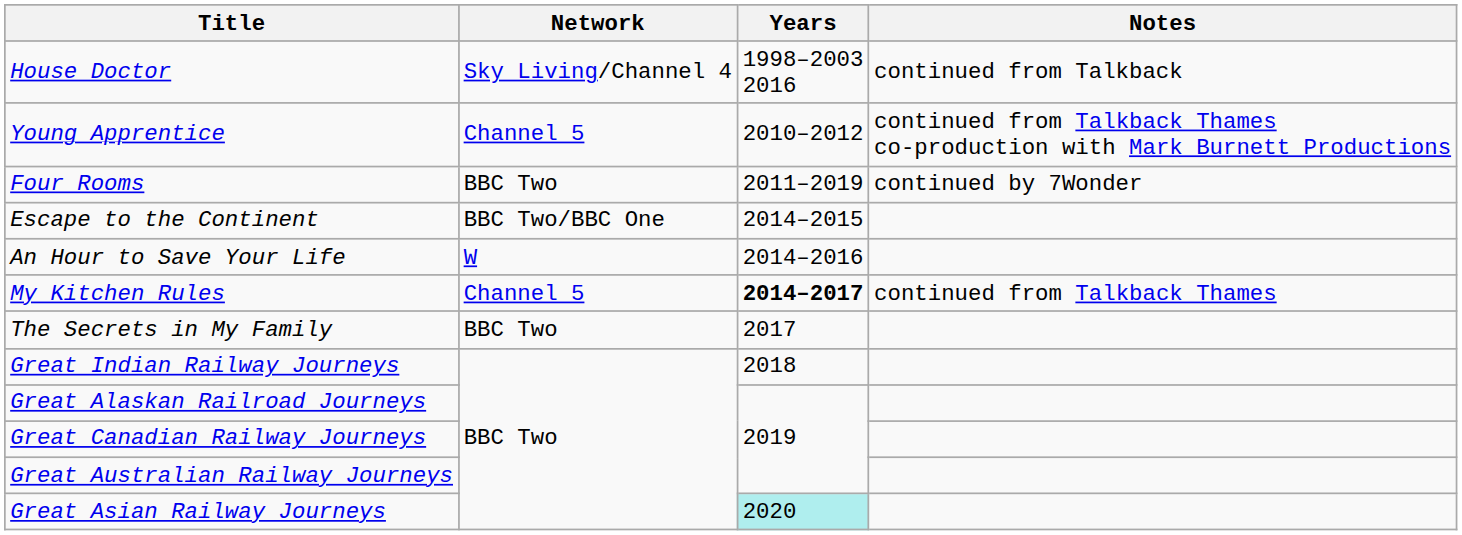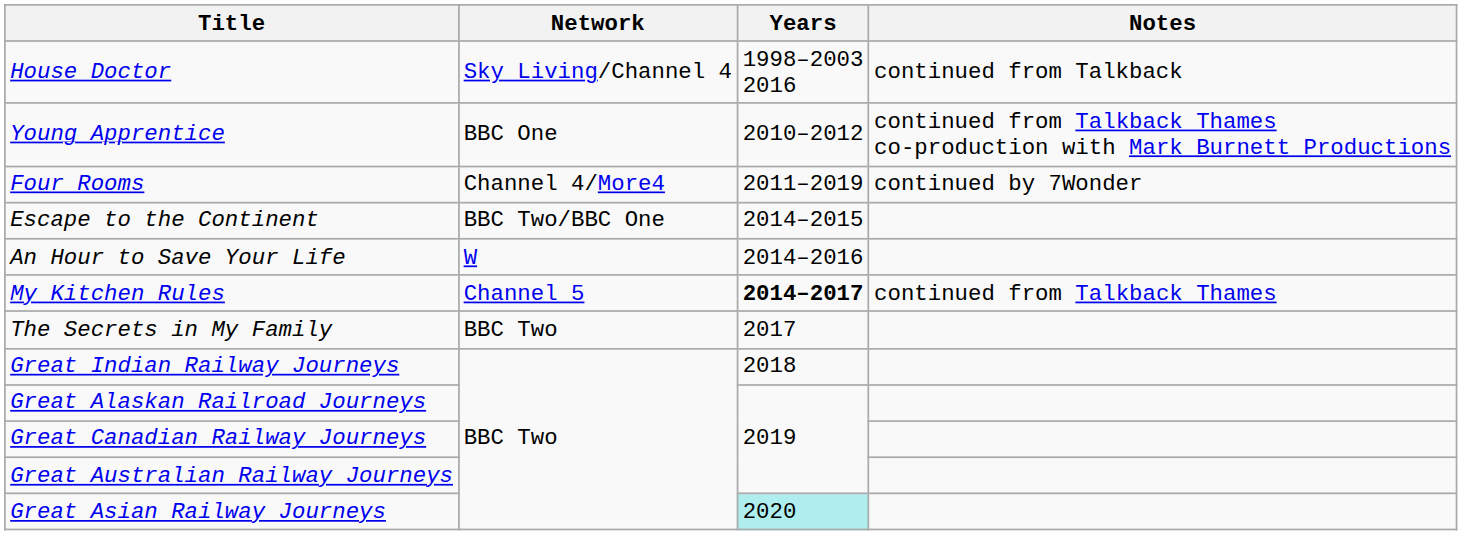(524, 135) Channel 5 -> (511, 135) BBC One
(511, 184) BBC Two -> (564, 184) Channel 4/More4
